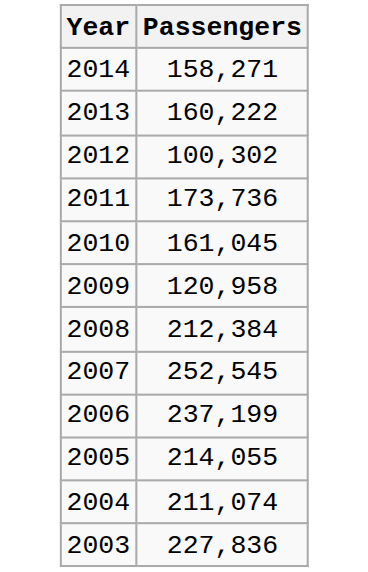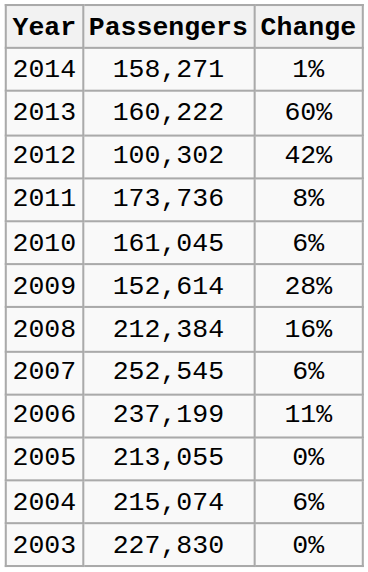+ column: (308, 27)
(222, 286) 120,958 -> (168, 286) 152,614
(222, 459) 214,055 -> (168, 459) 213,055
(222, 502) 211,074 -> (168, 502) 215,074
(222, 545) 227,836 -> (168, 545) 227,830
